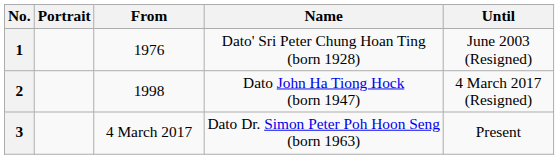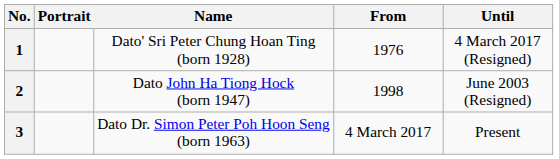columns swapped: (324, 16) <-> (149, 16)
(498, 49) June 2003 (Resigned) -> (498, 49) 4 March 2017 (Resigned)
(498, 91) 4 March 2017 (Resigned) -> (498, 91) June 2003 (Resigned)
